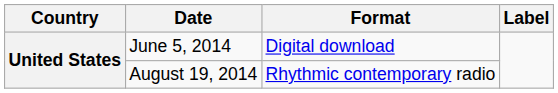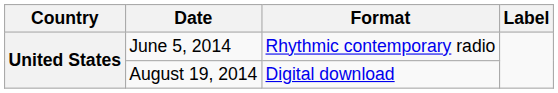(330, 46) Digital download -> (380, 46) Rhythmic contemporary radio
(380, 74) Rhythmic contemporary radio -> (330, 74) Digital download
